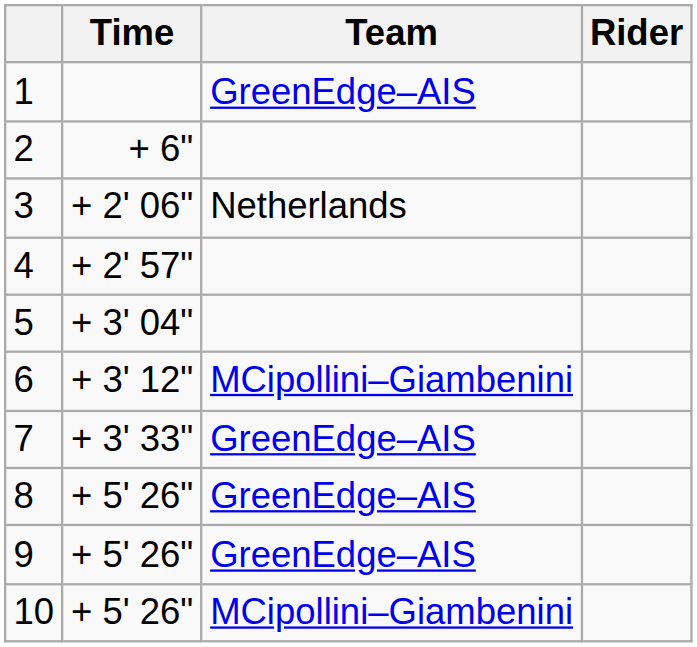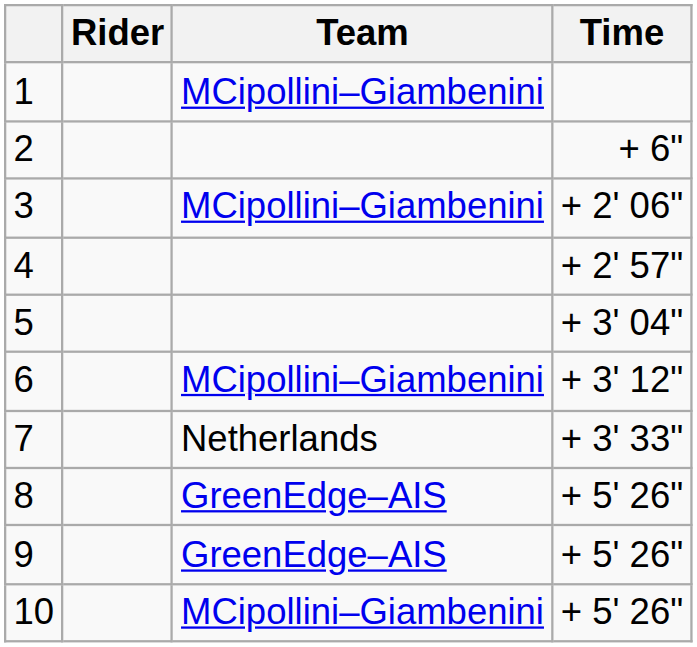columns swapped: (637, 33) <-> (132, 33)
(343, 91) GreenEdge–AIS -> (362, 91) MCipollini–Giambenini
(308, 206) Netherlands -> (362, 206) MCipollini–Giambenini
(343, 438) GreenEdge–AIS -> (279, 438) Netherlands
